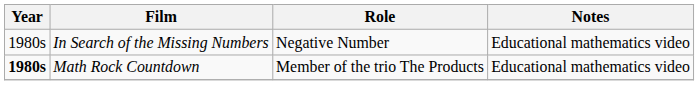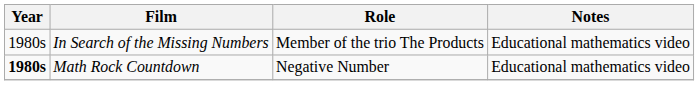(333, 42) Negative Number -> (380, 42) Member of the trio The Products
(380, 67) Member of the trio The Products -> (333, 67) Negative Number
